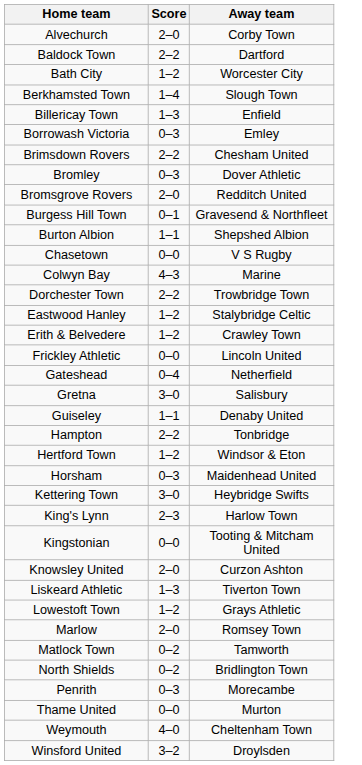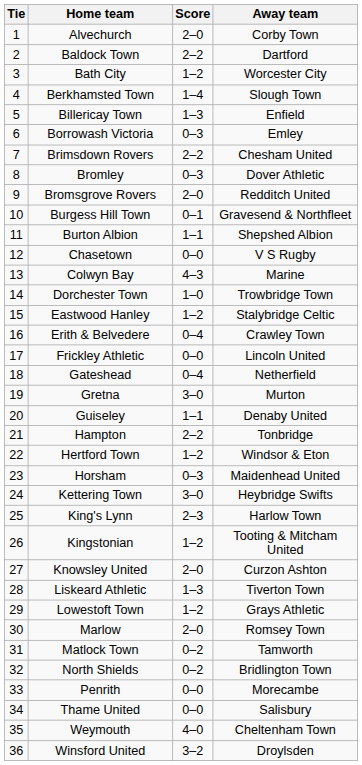+ column: (16, 14)
(169, 295) 2–2 -> (193, 295) 1–0
(169, 335) 1–2 -> (193, 335) 0–4
(261, 395) Salisbury -> (285, 395) Murton
(169, 542) 0–0 -> (193, 542) 1–2
(169, 690) 0–3 -> (193, 690) 0–0
(261, 710) Murton -> (285, 710) Salisbury
